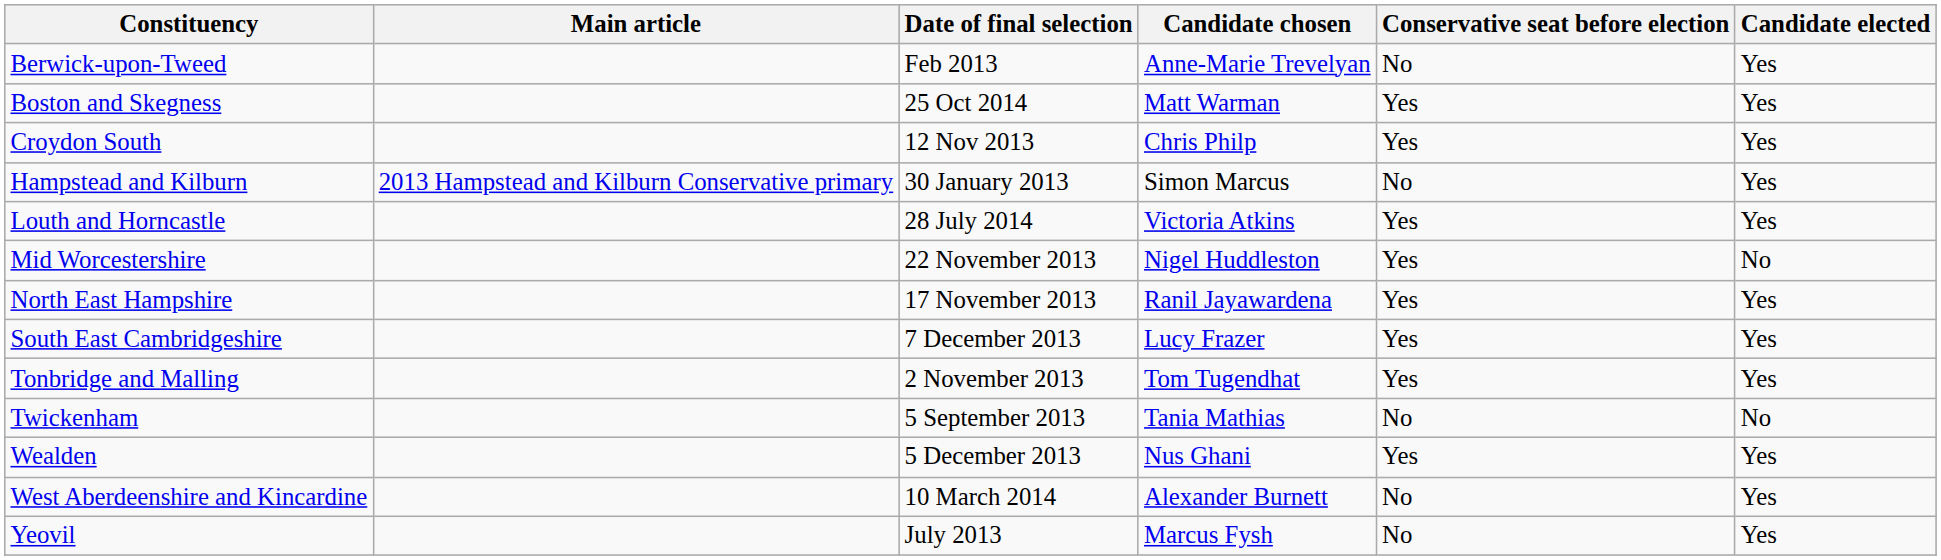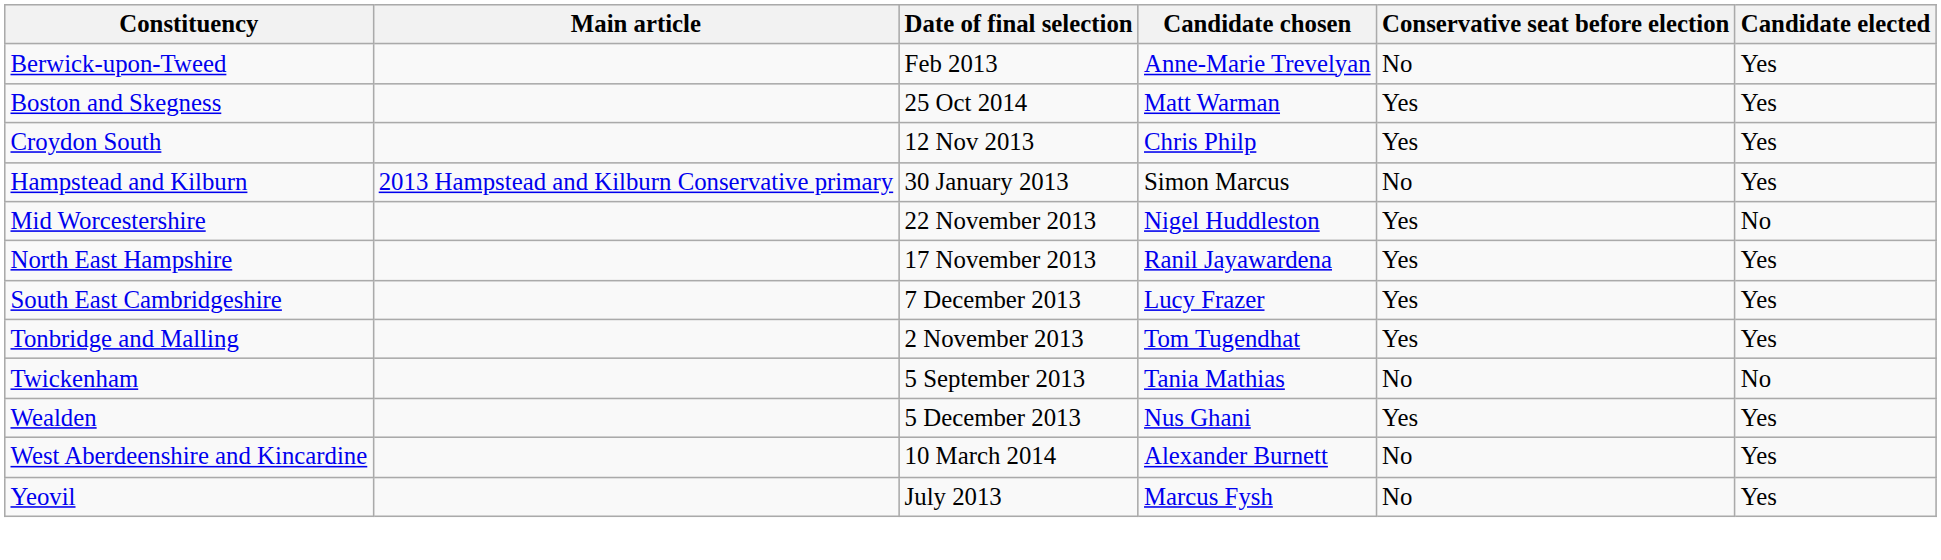- row: (118, 220)
